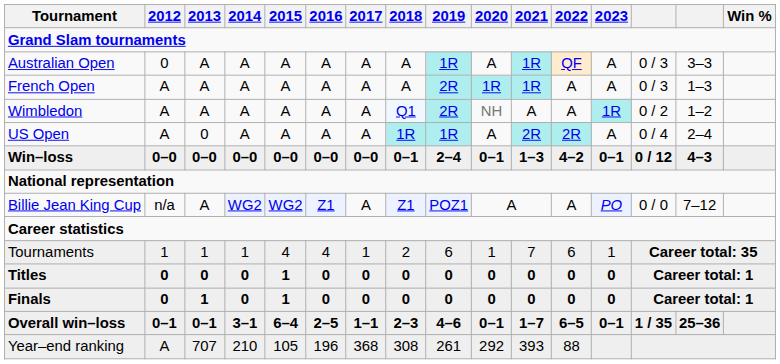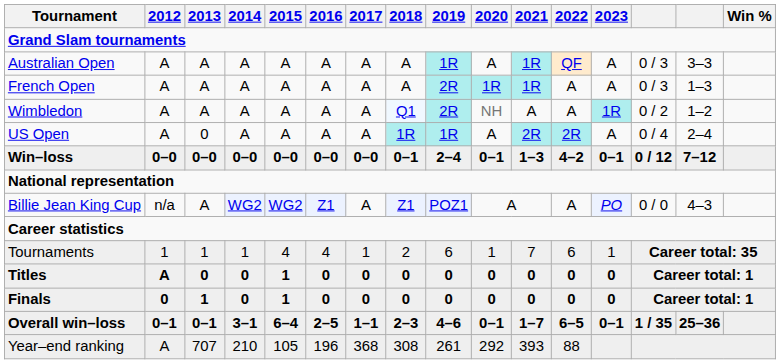(164, 63) 0 -> (164, 63) A
(700, 157) 4–3 -> (700, 157) 7–12
(700, 205) 7–12 -> (700, 205) 4–3
(164, 275) 0 -> (164, 275) A
